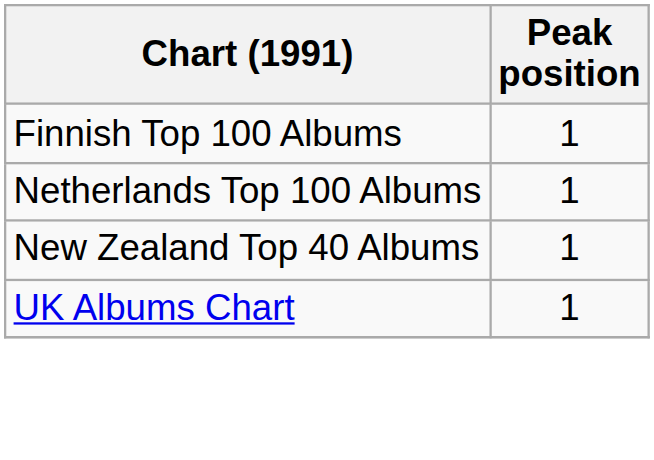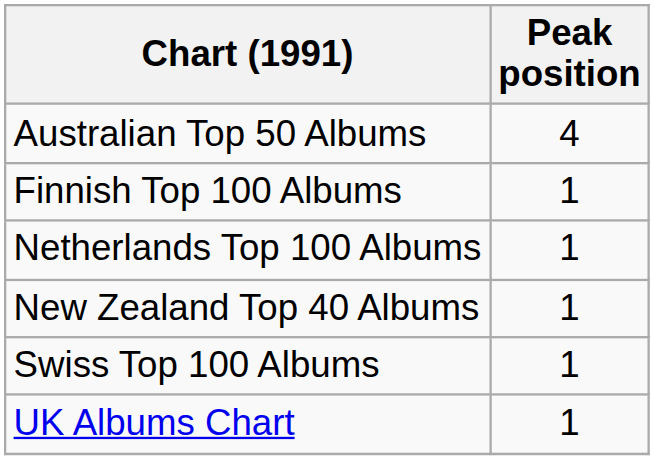+ row: (220, 132)
+ row: (197, 365)
